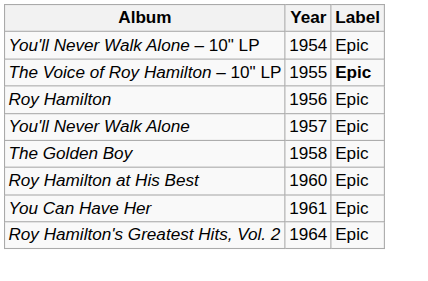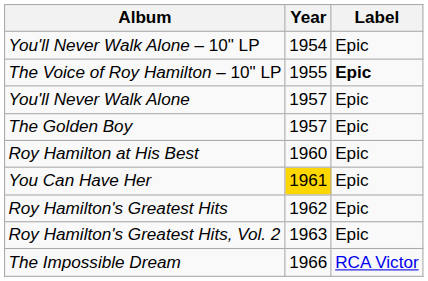- row: (60, 99)
(308, 153) 1958 -> (308, 126) 1957
(308, 208) no background -> (308, 180) gold background
+ row: (118, 208)
(308, 235) 1964 -> (308, 235) 1963
+ row: (95, 262)
